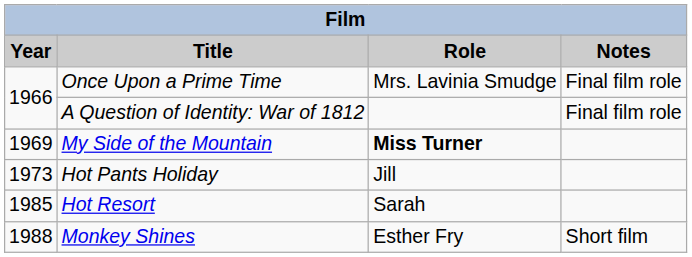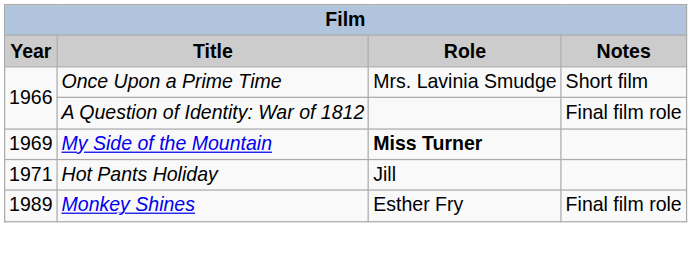(624, 81) Final film role -> (607, 81) Short film
(31, 174) 1973 -> (31, 174) 1971
- row: (108, 205)
(31, 236) 1988 -> (31, 205) 1989
(607, 236) Short film -> (624, 205) Final film role
